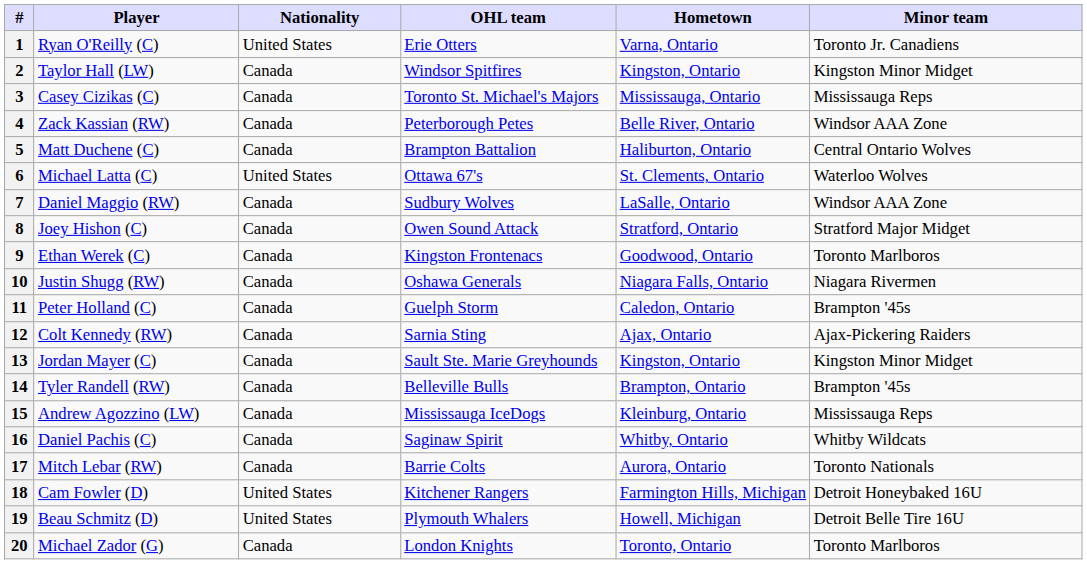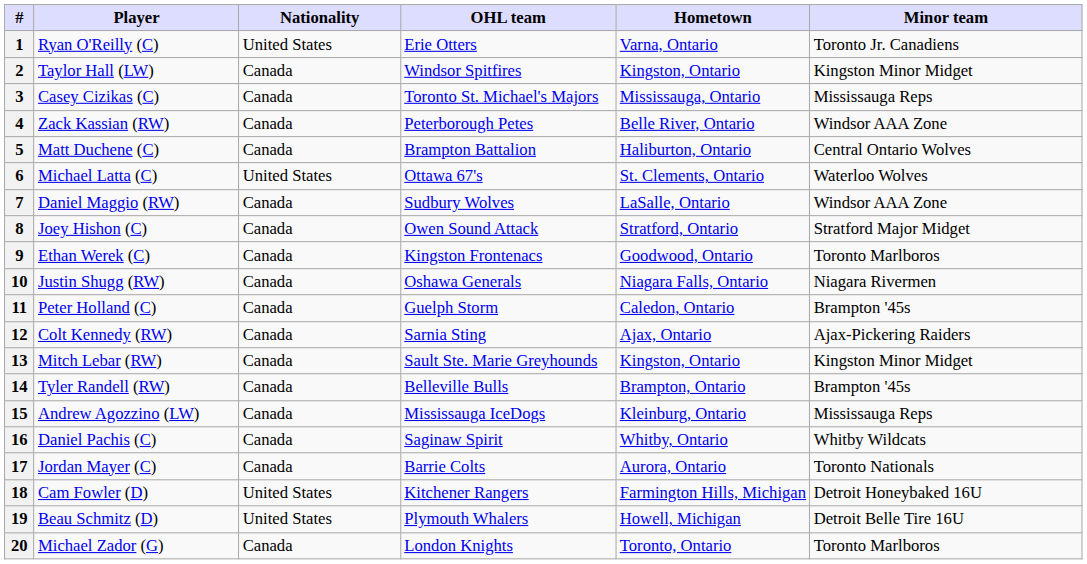(97, 360) Jordan Mayer (C) -> (100, 360) Mitch Lebar (RW)
(100, 466) Mitch Lebar (RW) -> (97, 466) Jordan Mayer (C)
